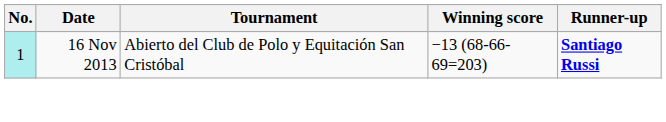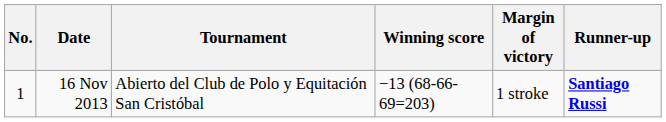+ column: (528, 37)
(20, 55) paleturquoise background -> (20, 93) no background
